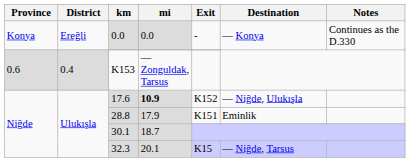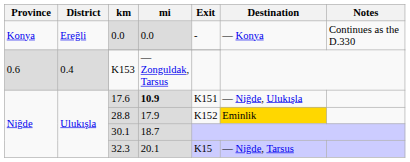(206, 98) K152 -> (206, 98) K151
(206, 115) K151 -> (206, 115) K152
(239, 115) no background -> (239, 115) gold background
